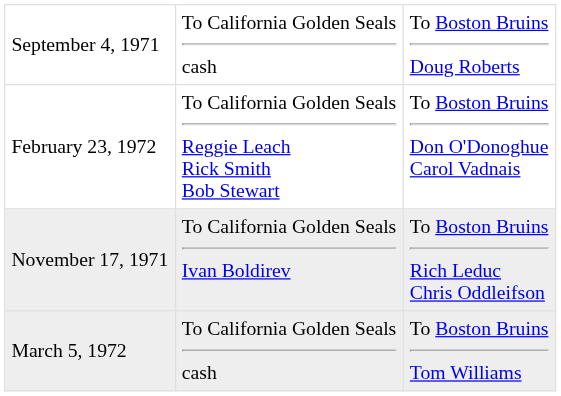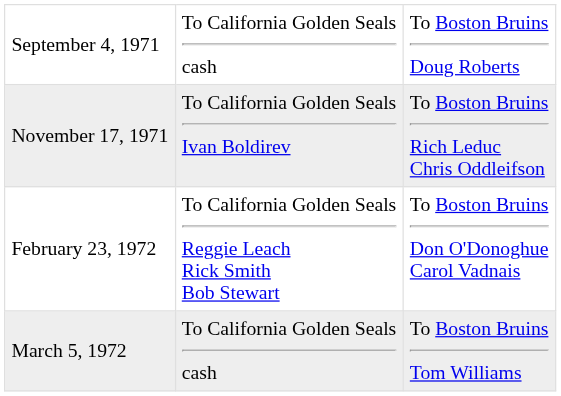rows swapped: (90, 259) <-> (84, 146)
